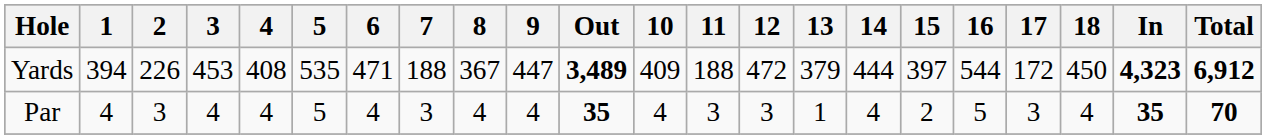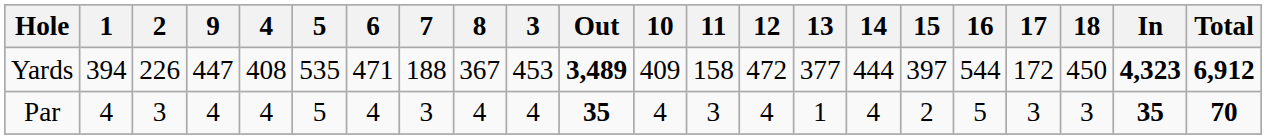columns swapped: (213, 26) <-> (533, 26)
(713, 69) 188 -> (713, 69) 158
(820, 69) 379 -> (820, 69) 377
(767, 112) 3 -> (767, 112) 4
(1087, 112) 4 -> (1087, 112) 3
